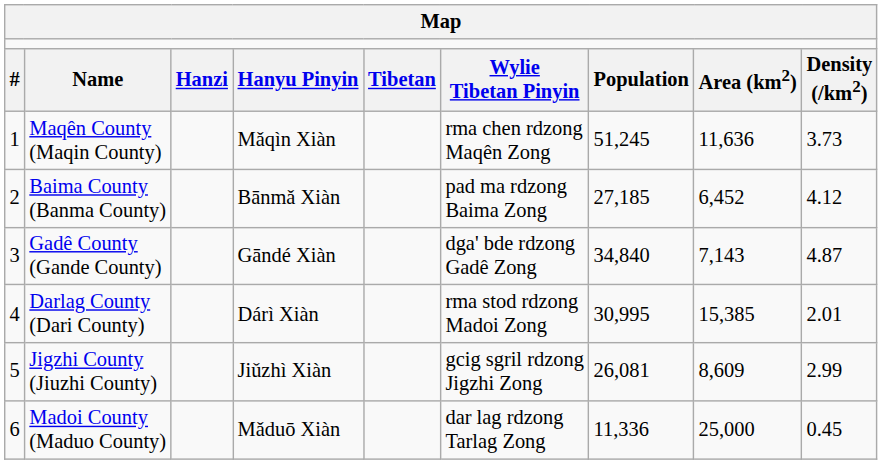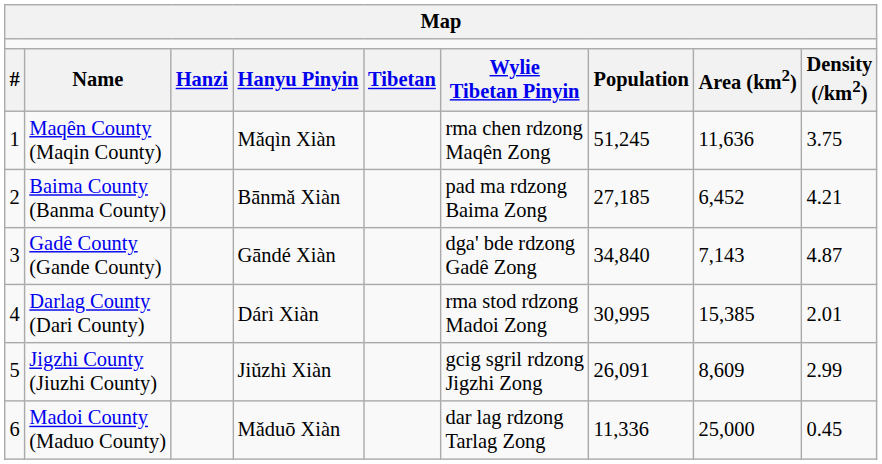(824, 140) 3.73 -> (824, 140) 3.75
(824, 198) 4.12 -> (824, 198) 4.21
(622, 371) 26,081 -> (622, 371) 26,091
